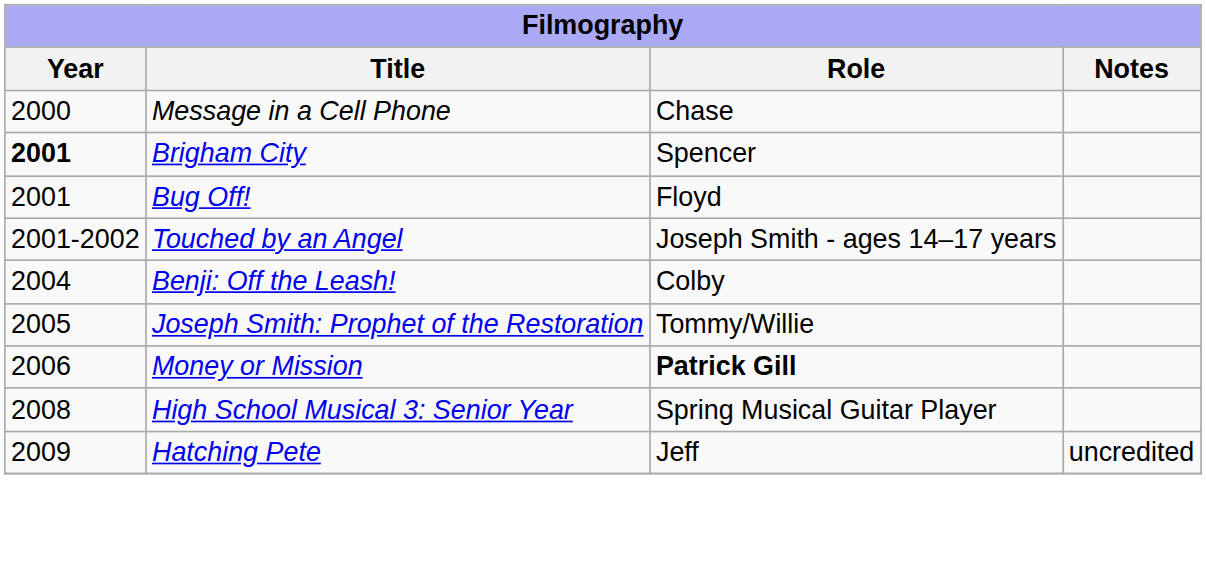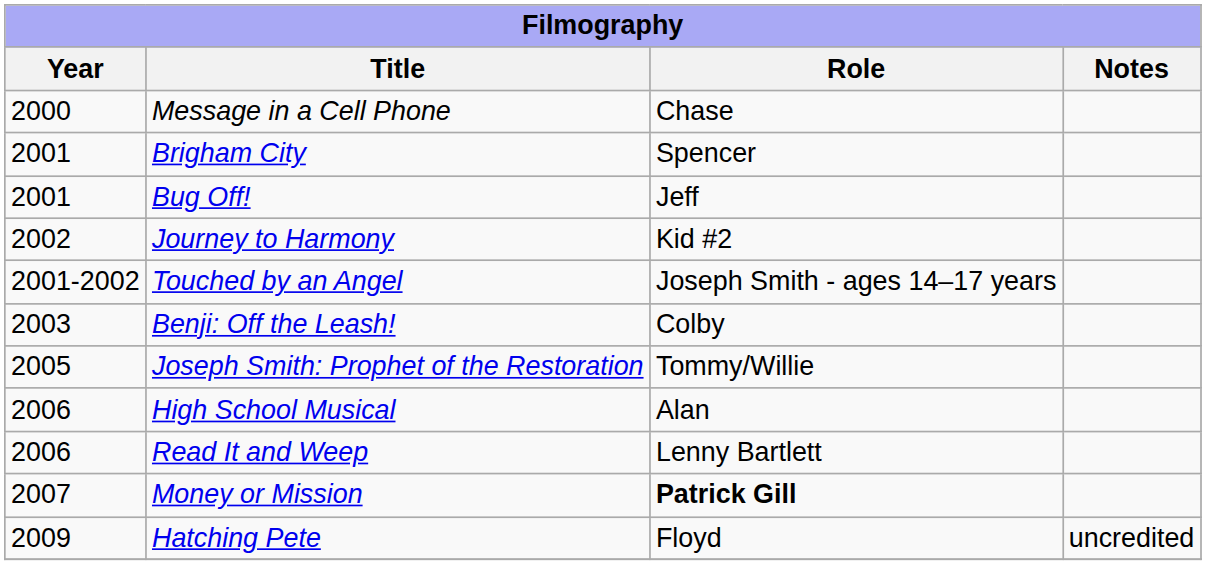(41, 153) bold -> (41, 153) normal
(689, 196) Floyd -> (677, 196) Jeff
+ row: (273, 238)
(41, 281) 2004 -> (41, 324) 2003
+ row: (274, 409)
+ row: (260, 452)
(41, 366) 2006 -> (41, 494) 2007
- row: (362, 409)
(677, 452) Jeff -> (689, 537) Floyd
